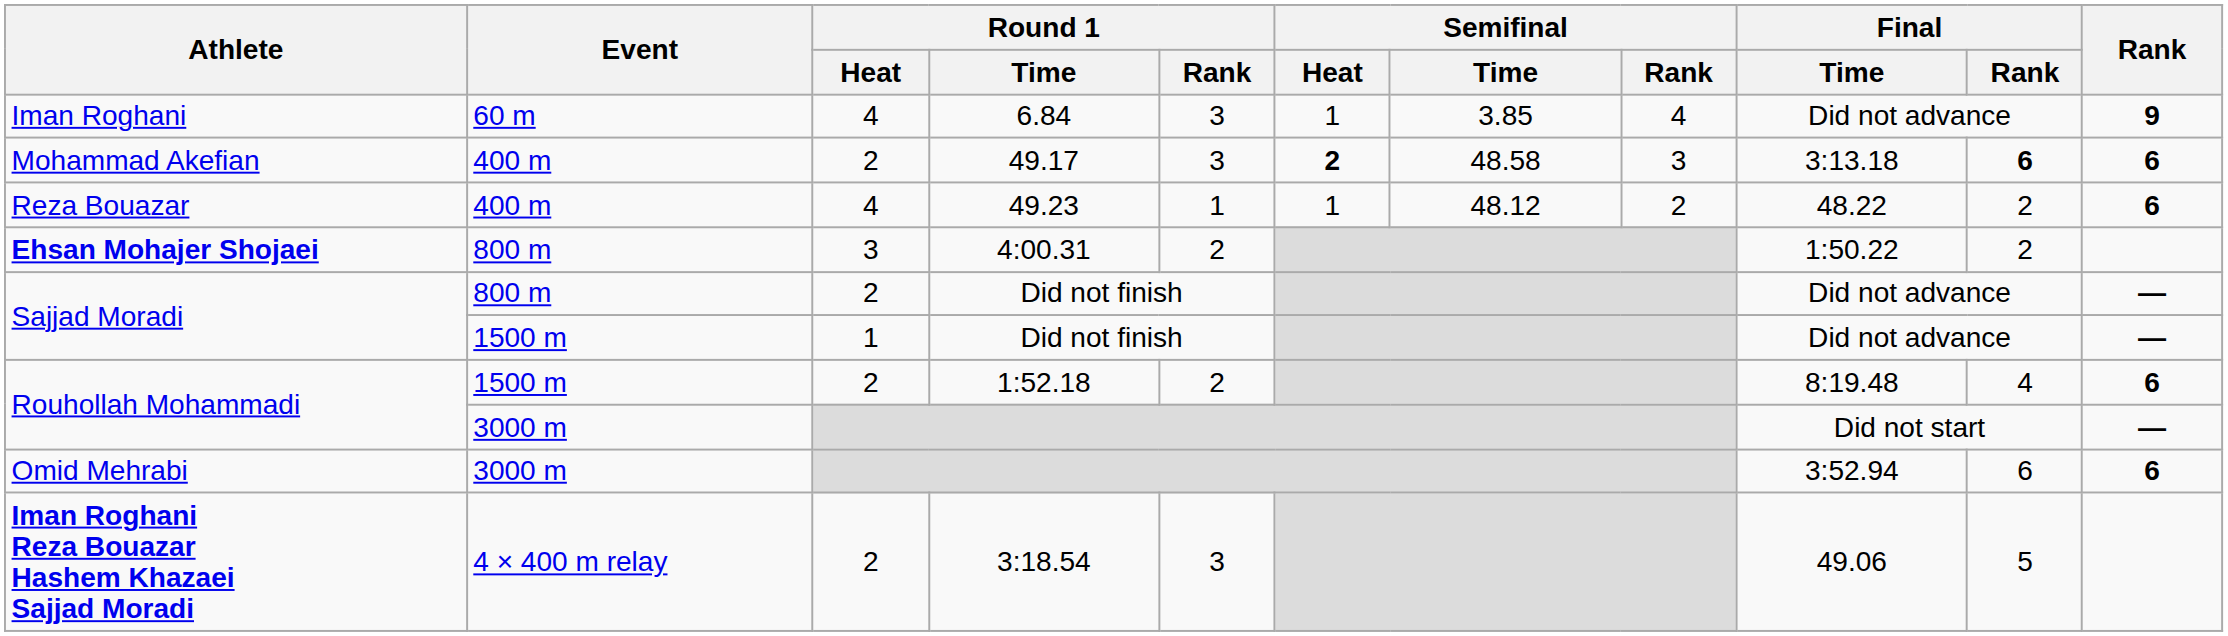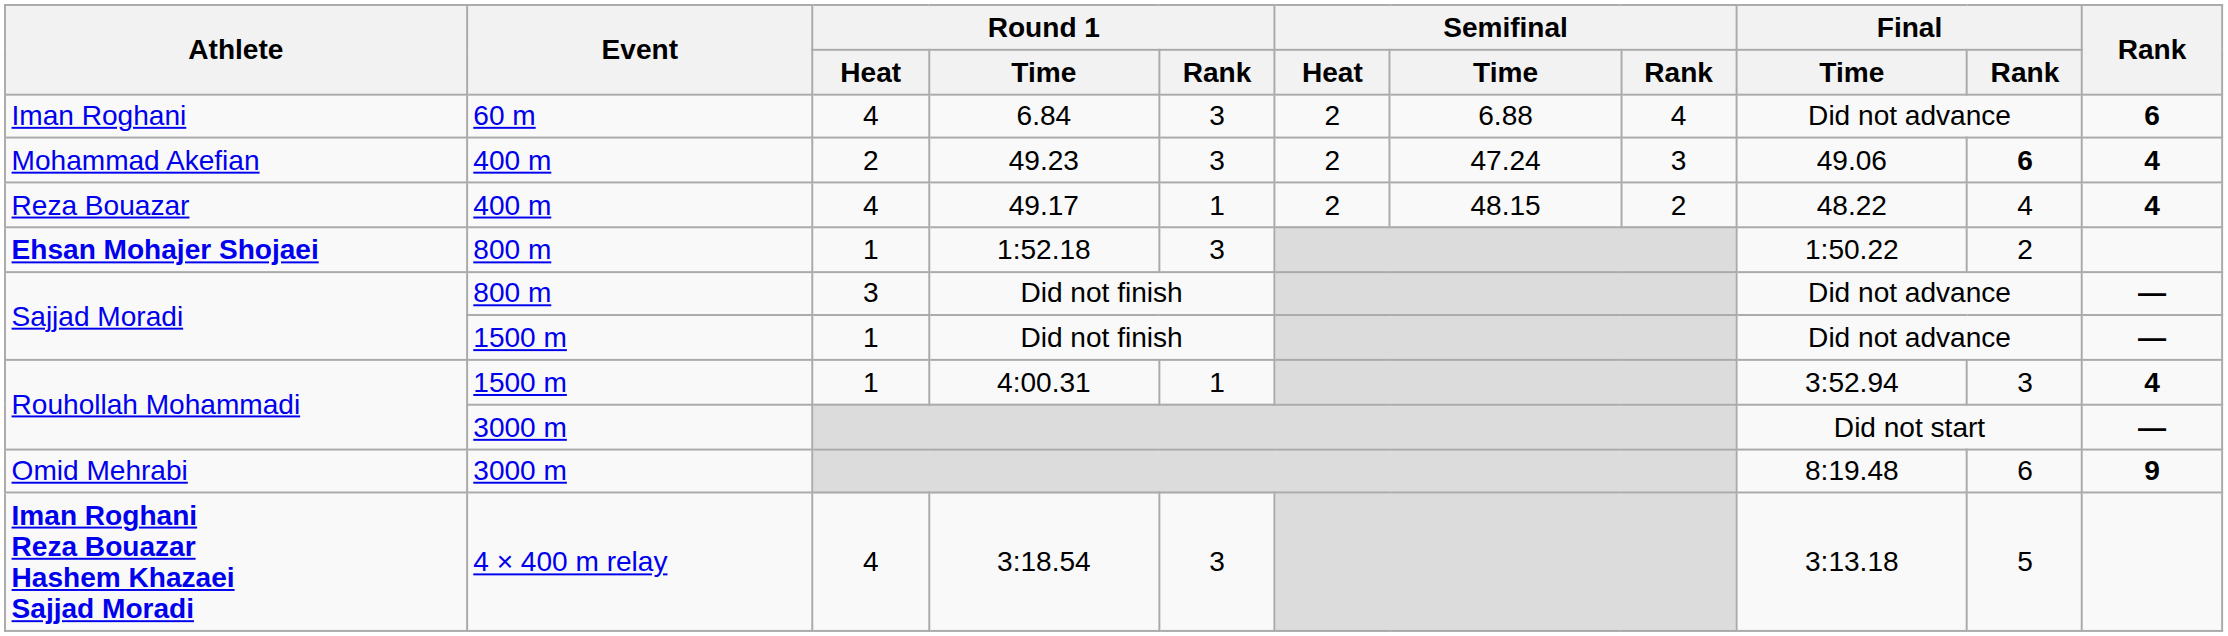(1332, 116) 1 -> (1332, 116) 2
(1506, 116) 3.85 -> (1506, 116) 6.88
(2152, 116) 9 -> (2152, 116) 6
(1044, 161) 49.17 -> (1044, 161) 49.23
(1332, 161) bold -> (1332, 161) normal
(1506, 161) 48.58 -> (1506, 161) 47.24
(1852, 161) 3:13.18 -> (1852, 161) 49.06
(2152, 161) 6 -> (2152, 161) 4
(1044, 205) 49.23 -> (1044, 205) 49.17
(1332, 205) 1 -> (1332, 205) 2
(1506, 205) 48.12 -> (1506, 205) 48.15
(2025, 205) 2 -> (2025, 205) 4
(2152, 205) 6 -> (2152, 205) 4
(871, 249) 3 -> (871, 249) 1
(1044, 249) 4:00.31 -> (1044, 249) 1:52.18
(1217, 249) 2 -> (1217, 249) 3
(871, 294) 2 -> (871, 294) 3
(871, 382) 2 -> (871, 382) 1
(1044, 382) 1:52.18 -> (1044, 382) 4:00.31
(1217, 382) 2 -> (1217, 382) 1
(1852, 382) 8:19.48 -> (1852, 382) 3:52.94
(2025, 382) 4 -> (2025, 382) 3
(2152, 382) 6 -> (2152, 382) 4
(1852, 471) 3:52.94 -> (1852, 471) 8:19.48
(2152, 471) 6 -> (2152, 471) 9
(871, 562) 2 -> (871, 562) 4
(1852, 562) 49.06 -> (1852, 562) 3:13.18
